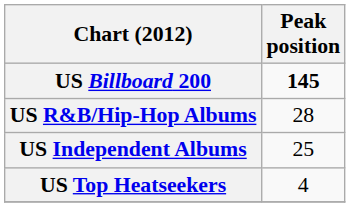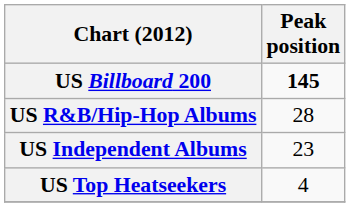(303, 149) 25 -> (303, 149) 23
